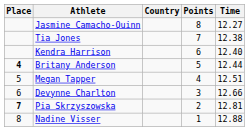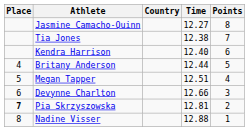columns swapped: (230, 11) <-> (199, 11)
(19, 65) bold -> (19, 65) normal
